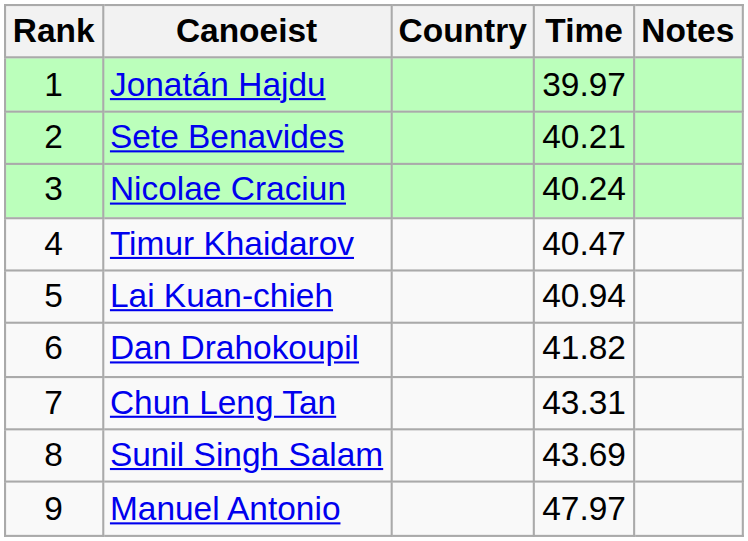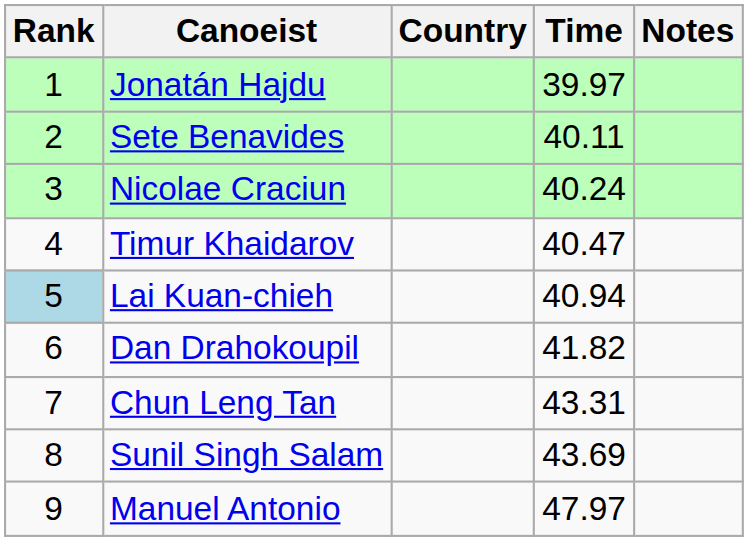(584, 137) 40.21 -> (584, 137) 40.11
(54, 296) no background -> (54, 296) lightblue background
